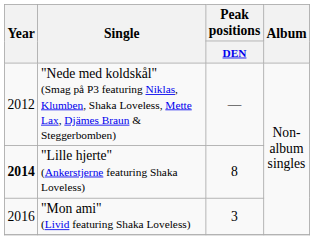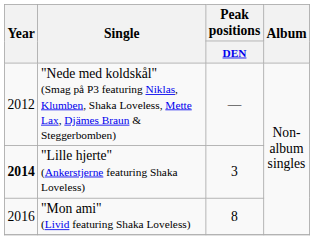(234, 171) 8 -> (234, 171) 3
(234, 216) 3 -> (234, 216) 8
